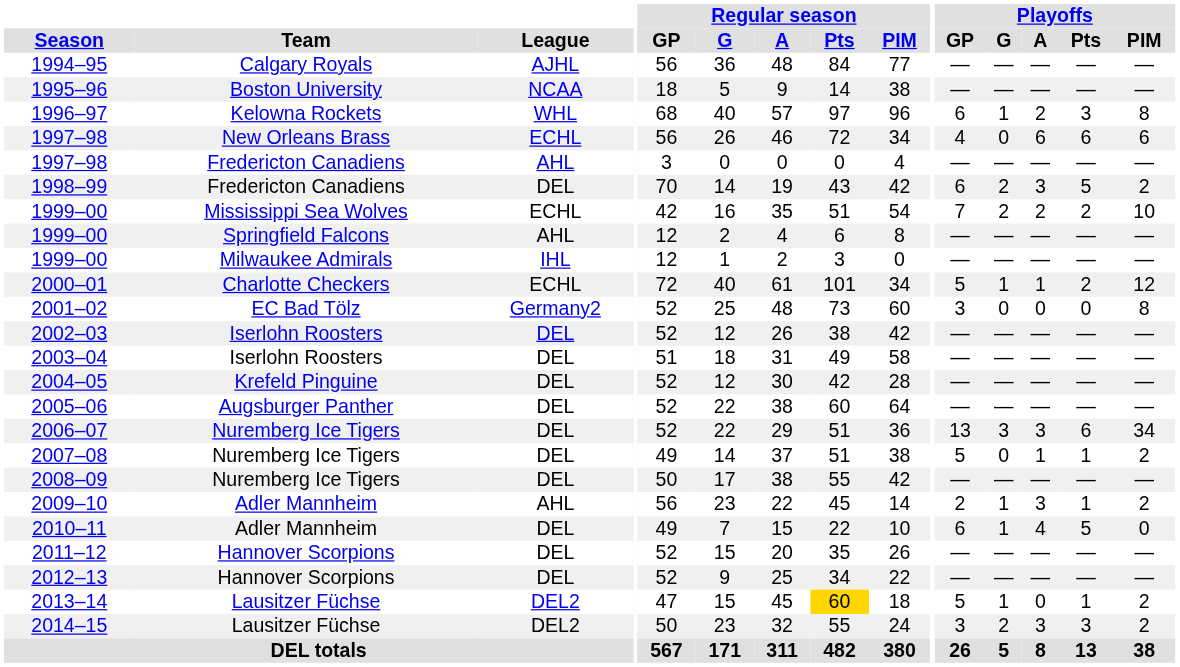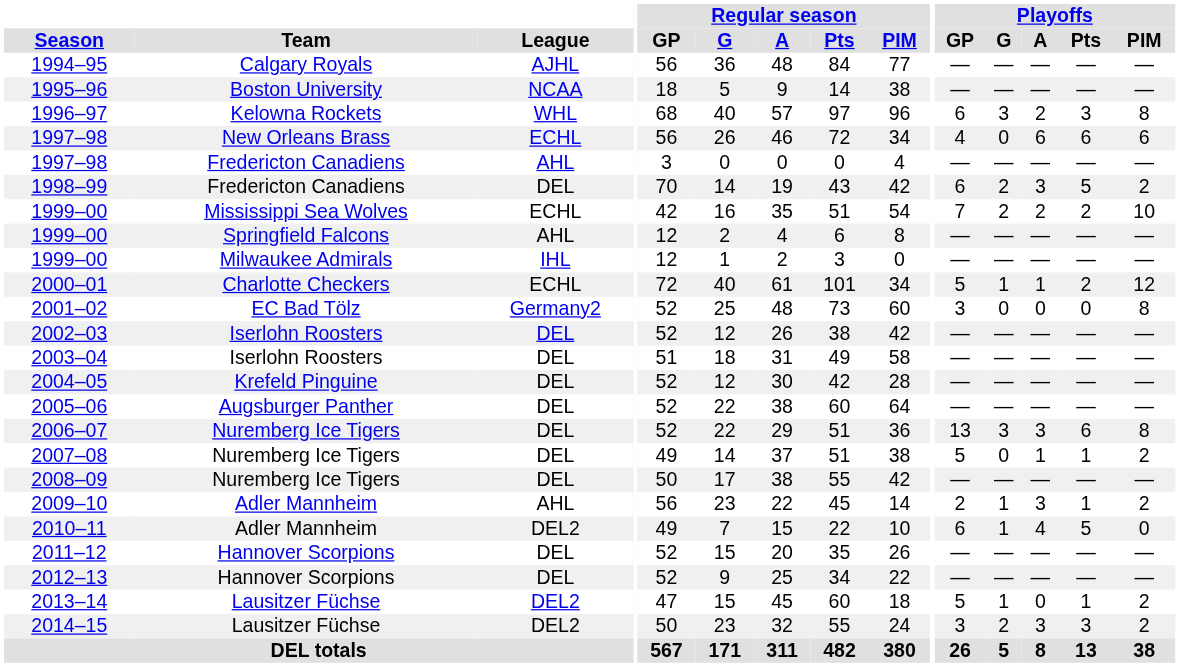(1004, 113) 1 -> (1004, 113) 3
(1144, 430) 34 -> (1144, 430) 8
(555, 528) DEL -> (555, 528) DEL2
(839, 601) gold background -> (839, 601) no background
